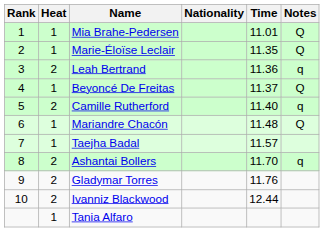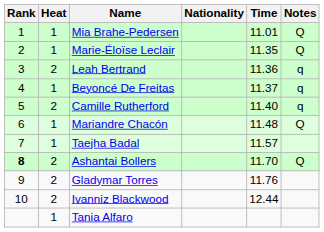(300, 87) Q -> (300, 87) q
(21, 161) normal -> (21, 161) bold
(300, 161) q -> (300, 161) Q
